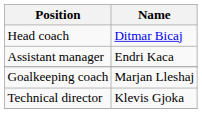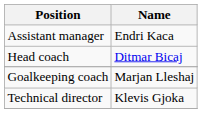rows swapped: (38, 35) <-> (56, 56)
